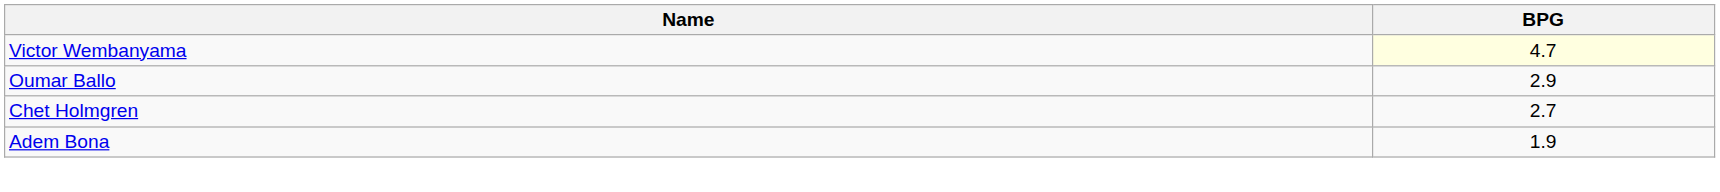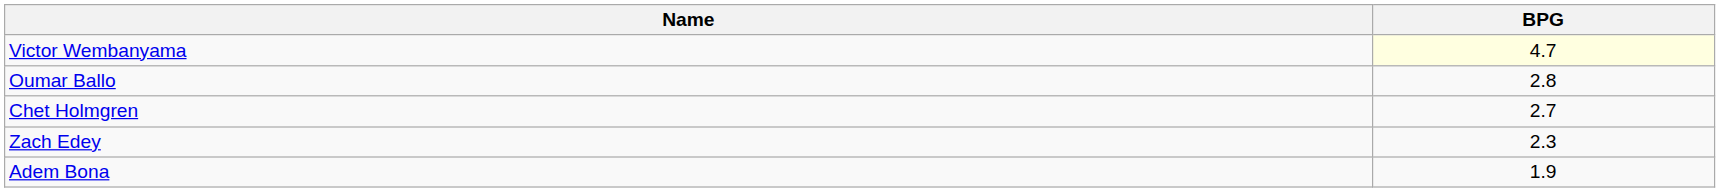(1543, 80) 2.9 -> (1543, 80) 2.8
+ row: (55, 141)
